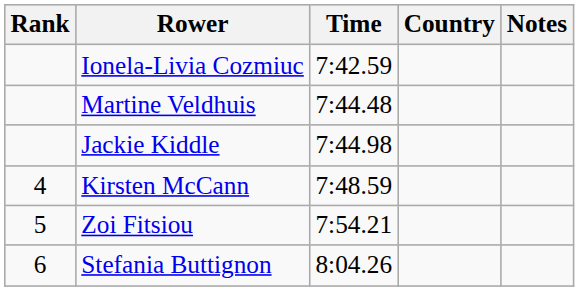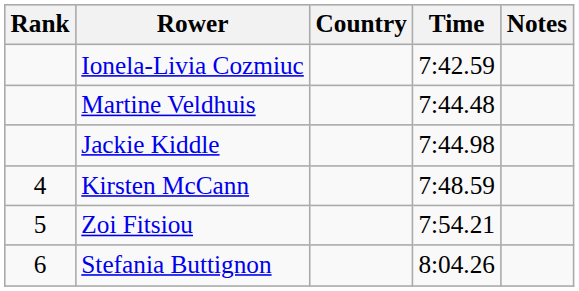columns swapped: (449, 24) <-> (354, 24)
